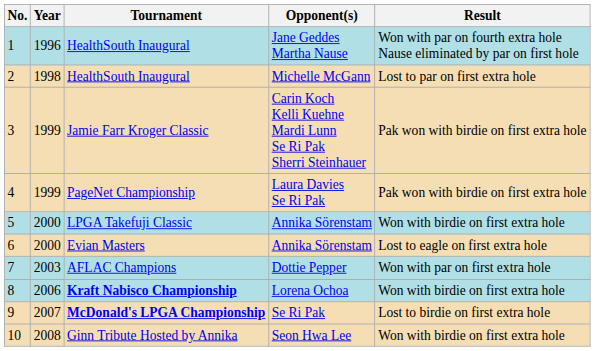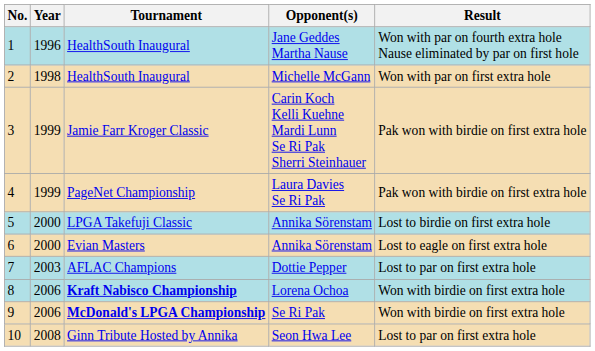(457, 76) Lost to par on first extra hole -> (464, 76) Won with par on first extra hole
(472, 223) Won with birdie on first extra hole -> (464, 223) Lost to birdie on first extra hole
(464, 268) Won with par on first extra hole -> (457, 268) Lost to par on first extra hole
(47, 312) 2007 -> (47, 312) 2006
(464, 312) Lost to birdie on first extra hole -> (472, 312) Won with birdie on first extra hole
(472, 335) Won with birdie on first extra hole -> (457, 335) Lost to par on first extra hole
